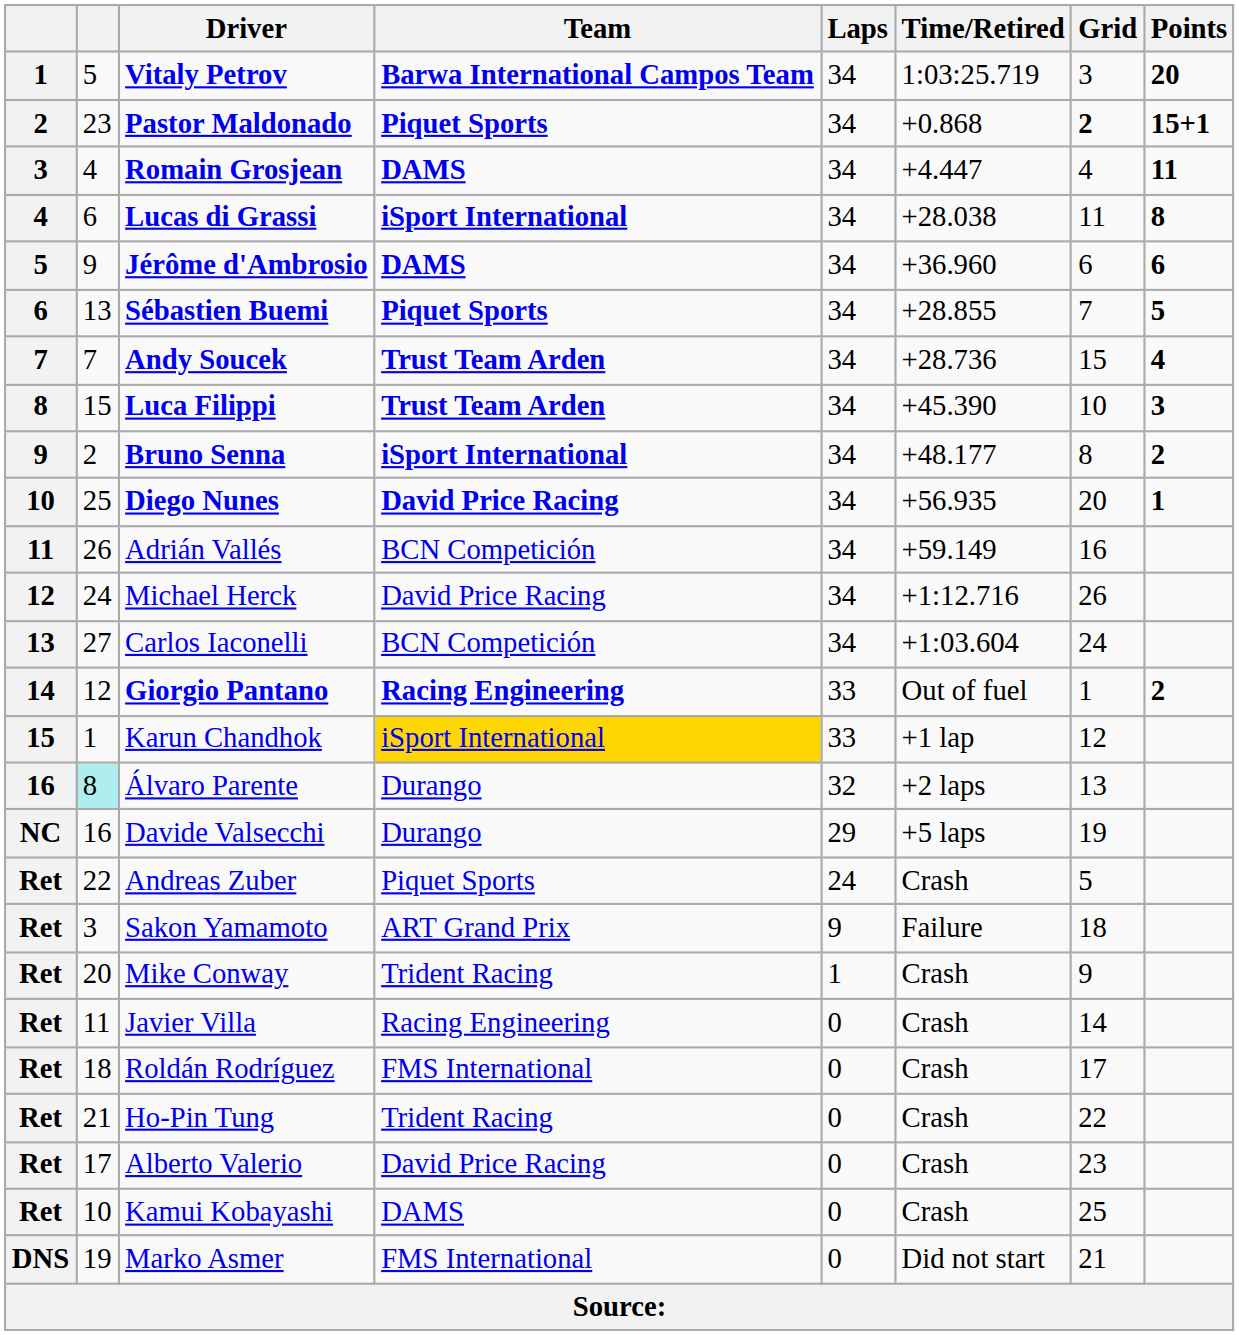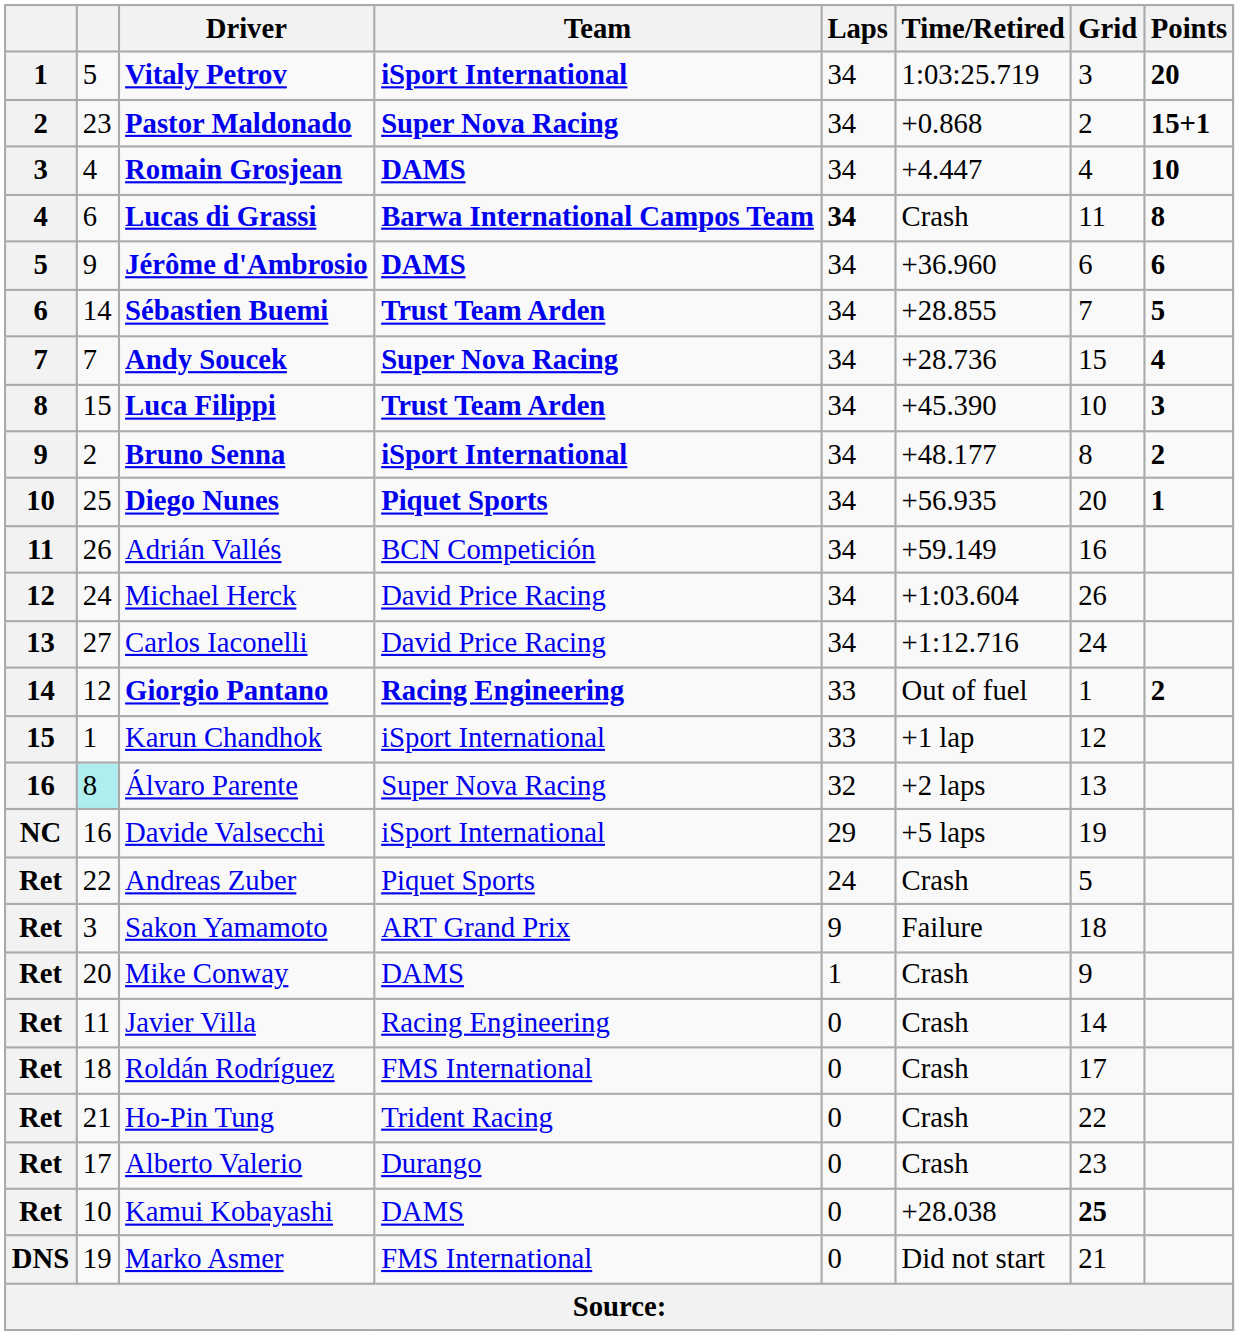(597, 75) Barwa International Campos Team -> (504, 75) iSport International
(464, 122) Piquet Sports -> (500, 122) Super Nova Racing
(1085, 122) bold -> (1085, 122) normal
(1164, 169) 11 -> (1165, 169) 10
(504, 217) iSport International -> (597, 217) Barwa International Campos Team
(842, 217) normal -> (842, 217) bold
(949, 217) +28.038 -> (935, 217) Crash
(97, 311) 13 -> (97, 311) 14
(464, 311) Piquet Sports -> (493, 311) Trust Team Arden
(493, 359) Trust Team Arden -> (500, 359) Super Nova Racing
(500, 501) David Price Racing -> (464, 501) Piquet Sports
(960, 595) +1:12.716 -> (960, 595) +1:03.604
(488, 643) BCN Competición -> (493, 643) David Price Racing
(960, 643) +1:03.604 -> (960, 643) +1:12.716
(493, 737) gold background -> (493, 737) no background
(431, 785) Durango -> (493, 785) Super Nova Racing
(431, 832) Durango -> (493, 832) iSport International
(467, 974) Trident Racing -> (423, 974) DAMS
(493, 1164) David Price Racing -> (431, 1164) Durango
(935, 1211) Crash -> (949, 1211) +28.038
(1093, 1211) normal -> (1093, 1211) bold
